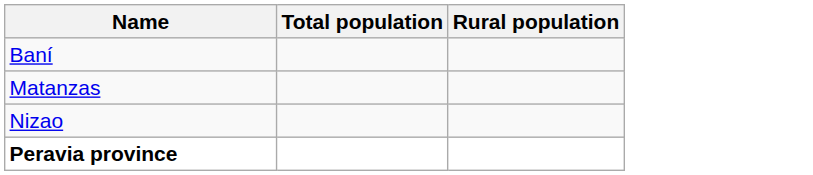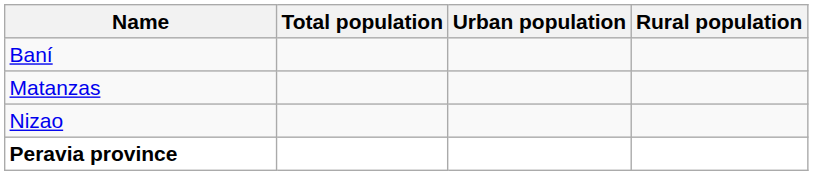+ column: (539, 21)
